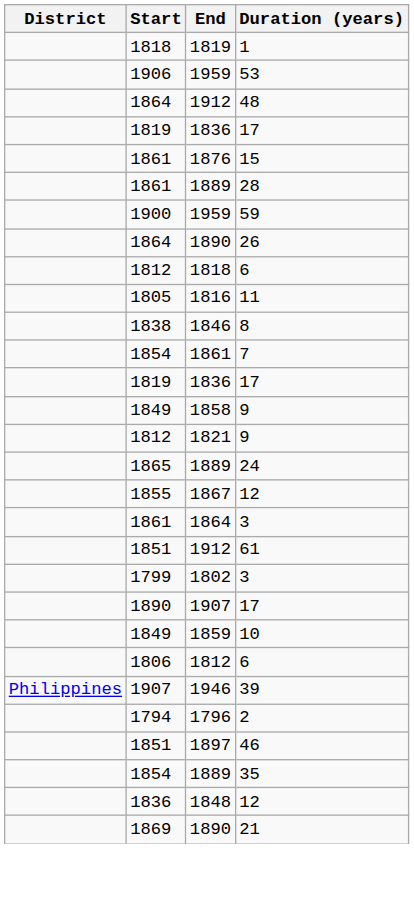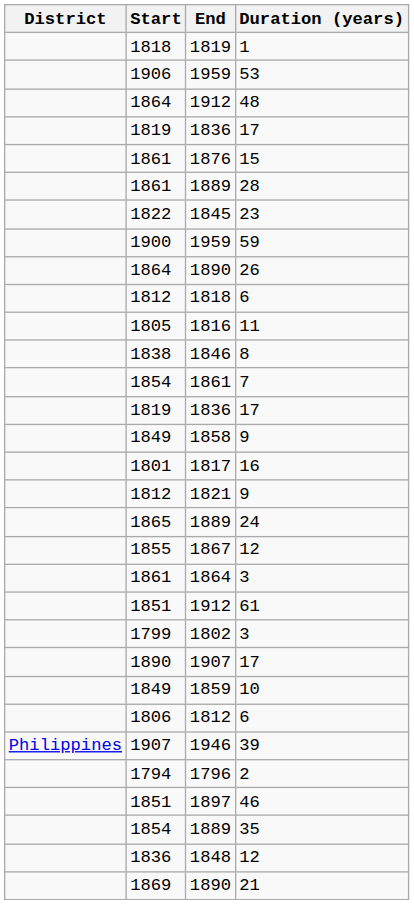+ row: (210, 214)
+ row: (210, 466)
